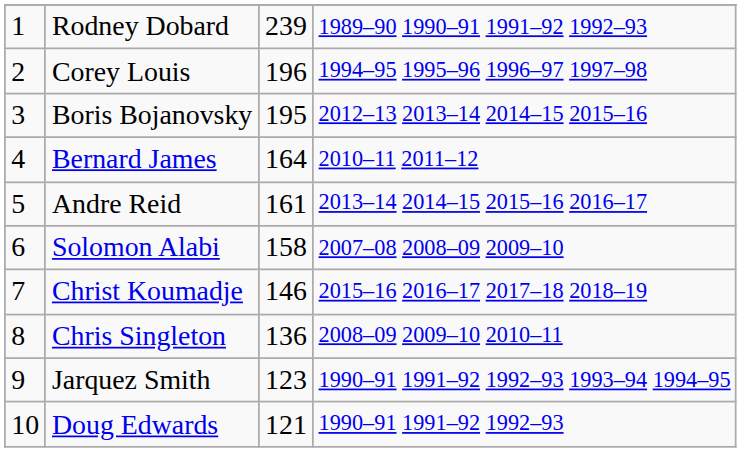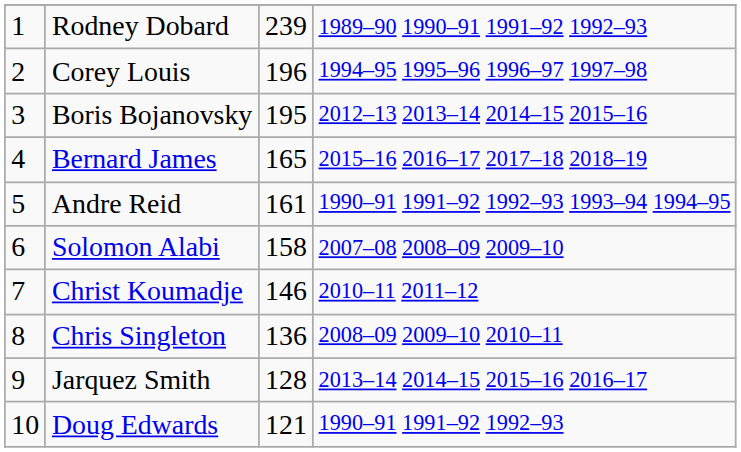(286, 159) 164 -> (286, 159) 165
(399, 159) 2010–11 2011–12 -> (483, 159) 2015–16 2016–17 2017–18 2018–19
(483, 203) 2013–14 2014–15 2015–16 2016–17 -> (525, 203) 1990–91 1991–92 1992–93 1993–94 1994–95
(483, 291) 2015–16 2016–17 2017–18 2018–19 -> (399, 291) 2010–11 2011–12
(286, 379) 123 -> (286, 379) 128
(525, 379) 1990–91 1991–92 1992–93 1993–94 1994–95 -> (483, 379) 2013–14 2014–15 2015–16 2016–17
